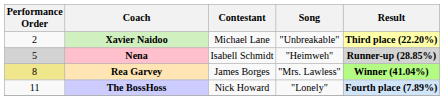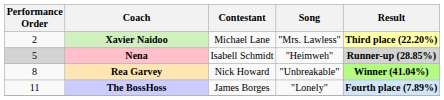(309, 39) "Unbreakable" -> (309, 39) "Mrs. Lawless"
(35, 71) khaki background -> (35, 71) no background
(242, 71) James Borges -> (242, 71) Nick Howard
(309, 71) "Mrs. Lawless" -> (309, 71) "Unbreakable"
(242, 87) Nick Howard -> (242, 87) James Borges
